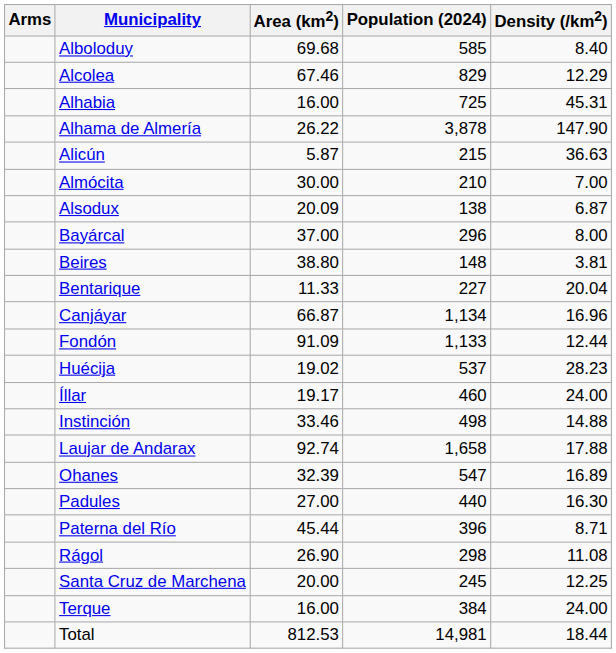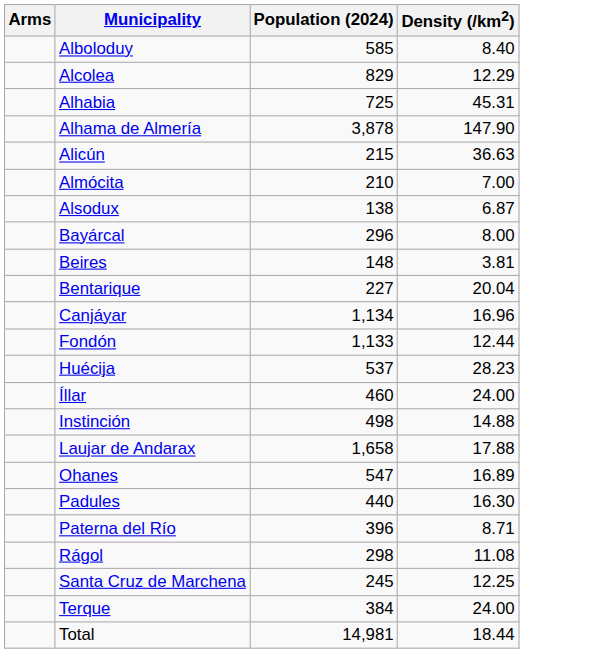- column: (296, 20)
